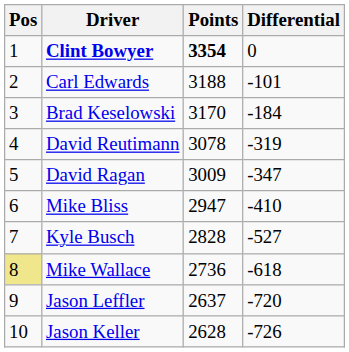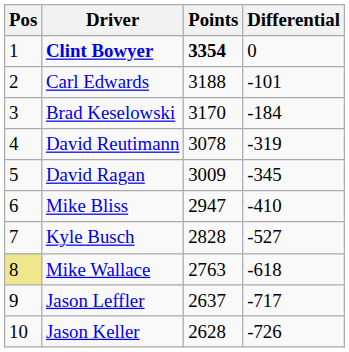(264, 175) -347 -> (264, 175) -345
(207, 268) 2736 -> (207, 268) 2763
(264, 299) -720 -> (264, 299) -717
